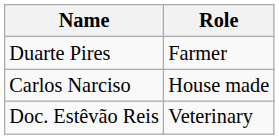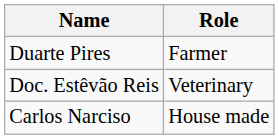rows swapped: (84, 117) <-> (70, 85)
